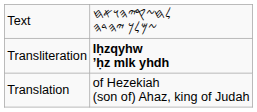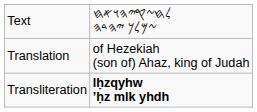rows swapped: (47, 55) <-> (38, 90)
